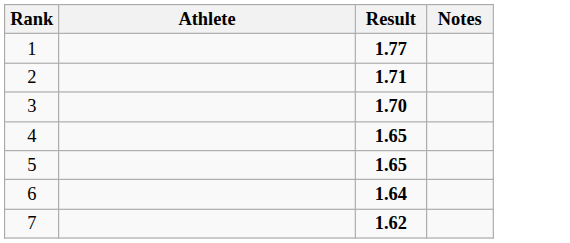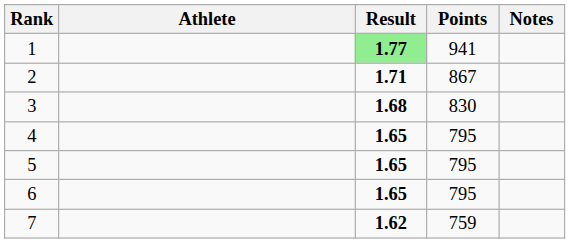+ column: (463, 19)
(391, 48) no background -> (391, 48) lightgreen background
(391, 106) 1.70 -> (391, 106) 1.68
(391, 194) 1.64 -> (391, 194) 1.65
